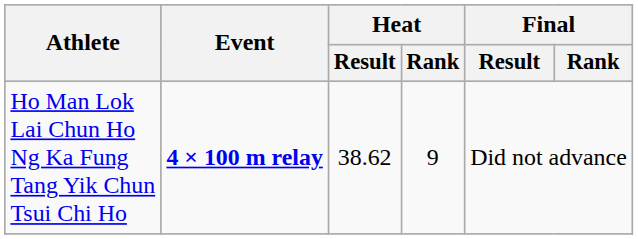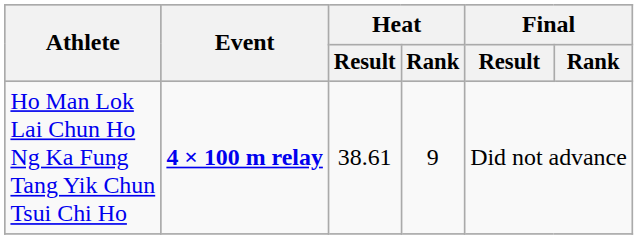(365, 157) 38.62 -> (365, 157) 38.61
